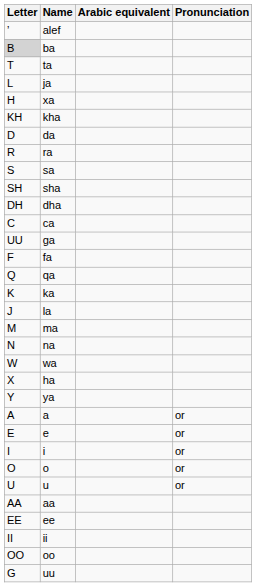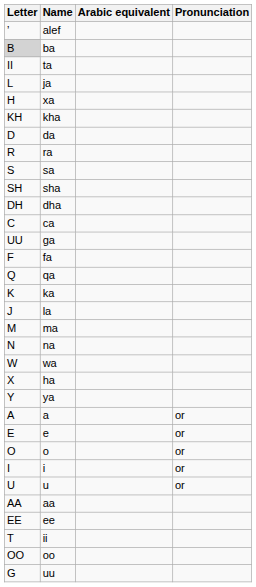(10, 65) T -> (10, 65) II
rows swapped: (44, 450) <-> (46, 468)
(10, 538) II -> (10, 538) T
